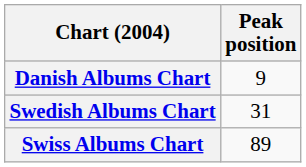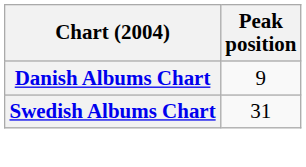- row: (113, 144)
